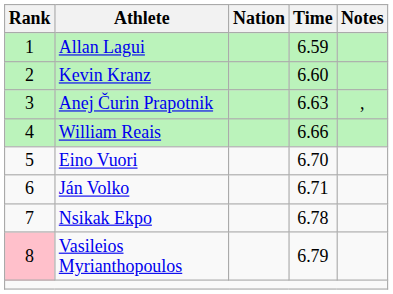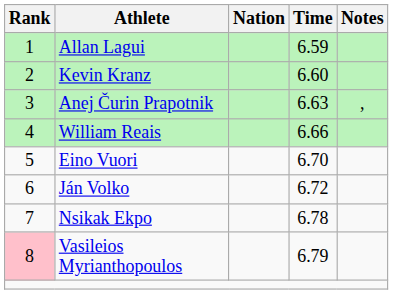(313, 189) 6.71 -> (313, 189) 6.72
